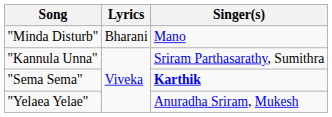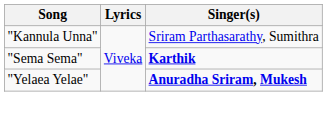- row: (53, 36)
(226, 101) normal -> (228, 79) bold
